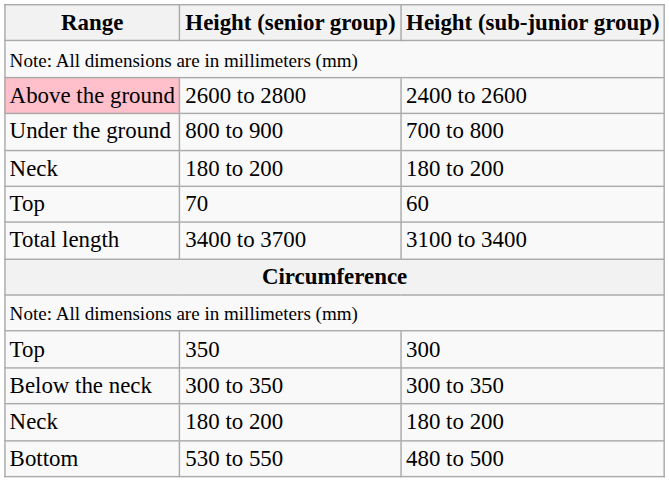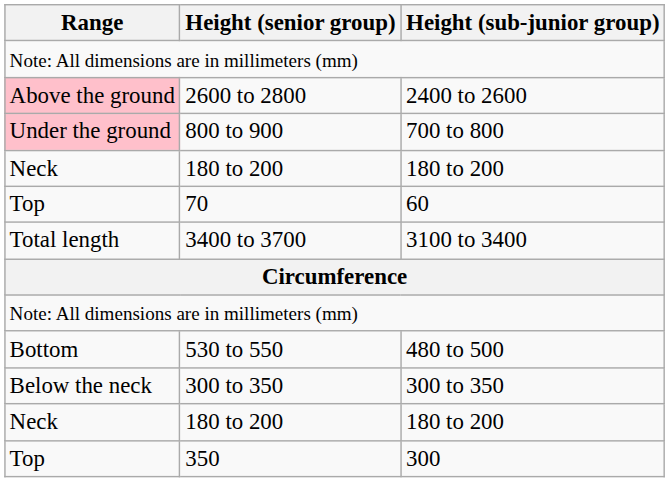(90, 131) no background -> (90, 131) pink background
rows swapped: (234, 458) <-> (203, 349)
